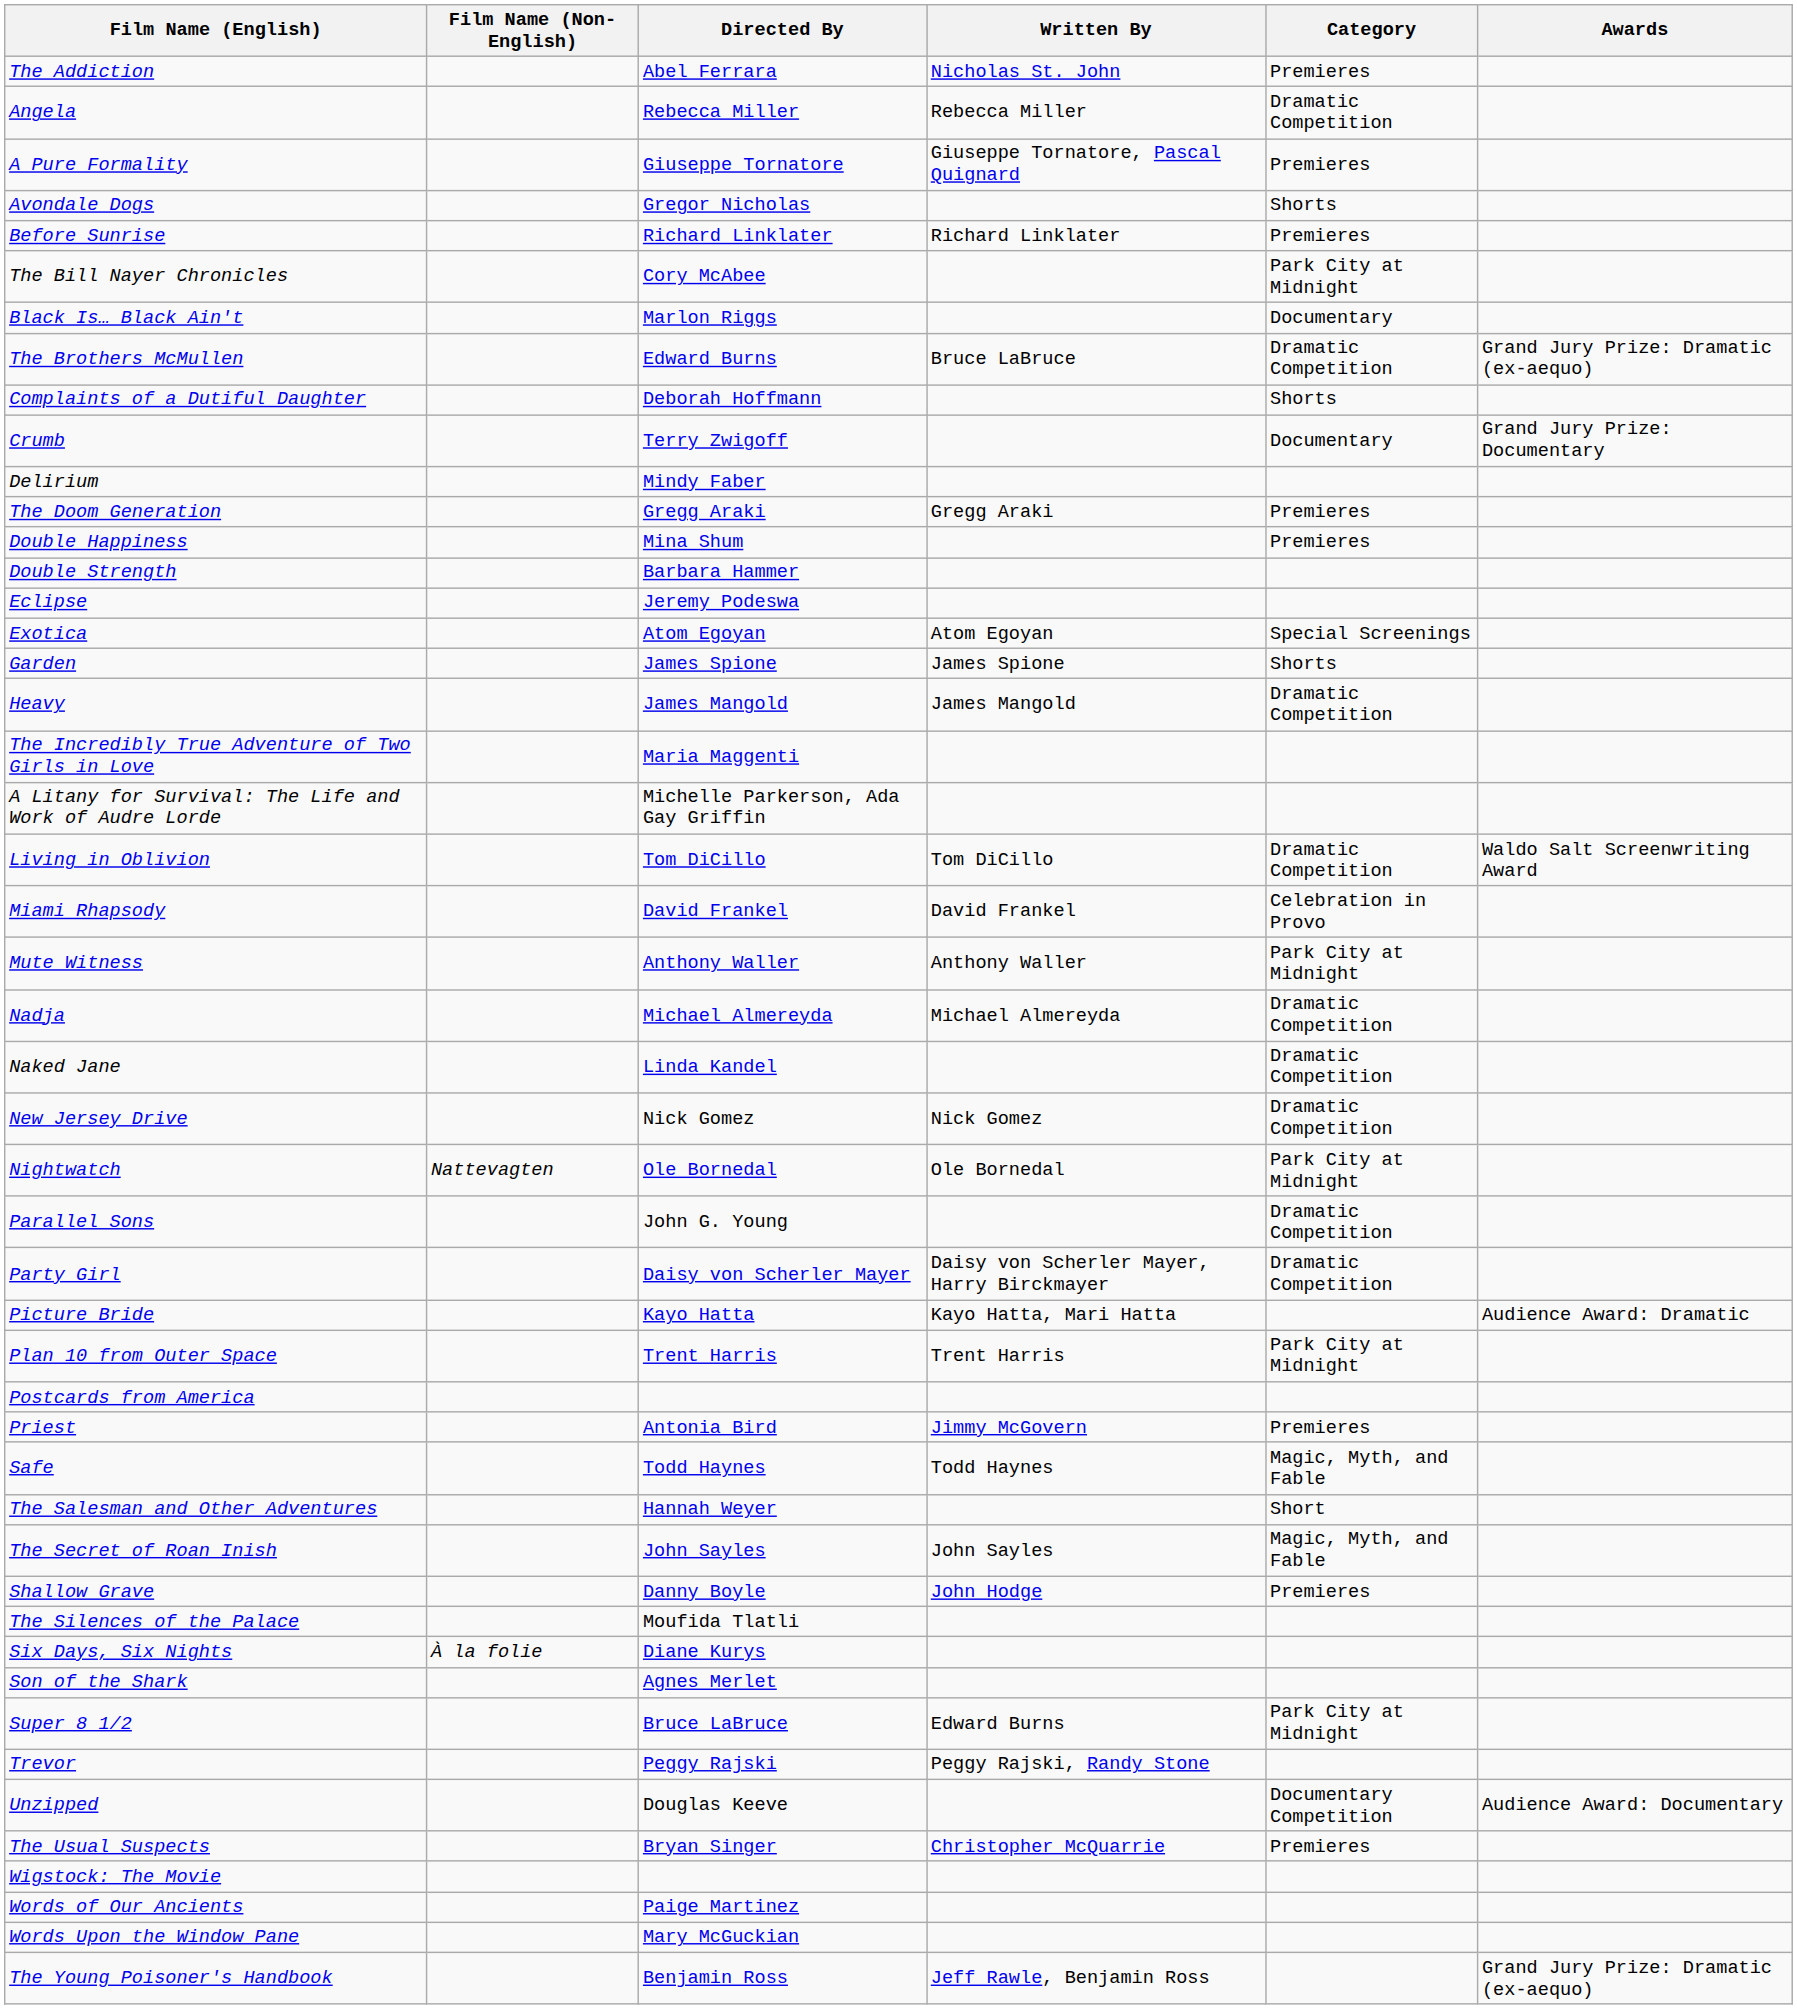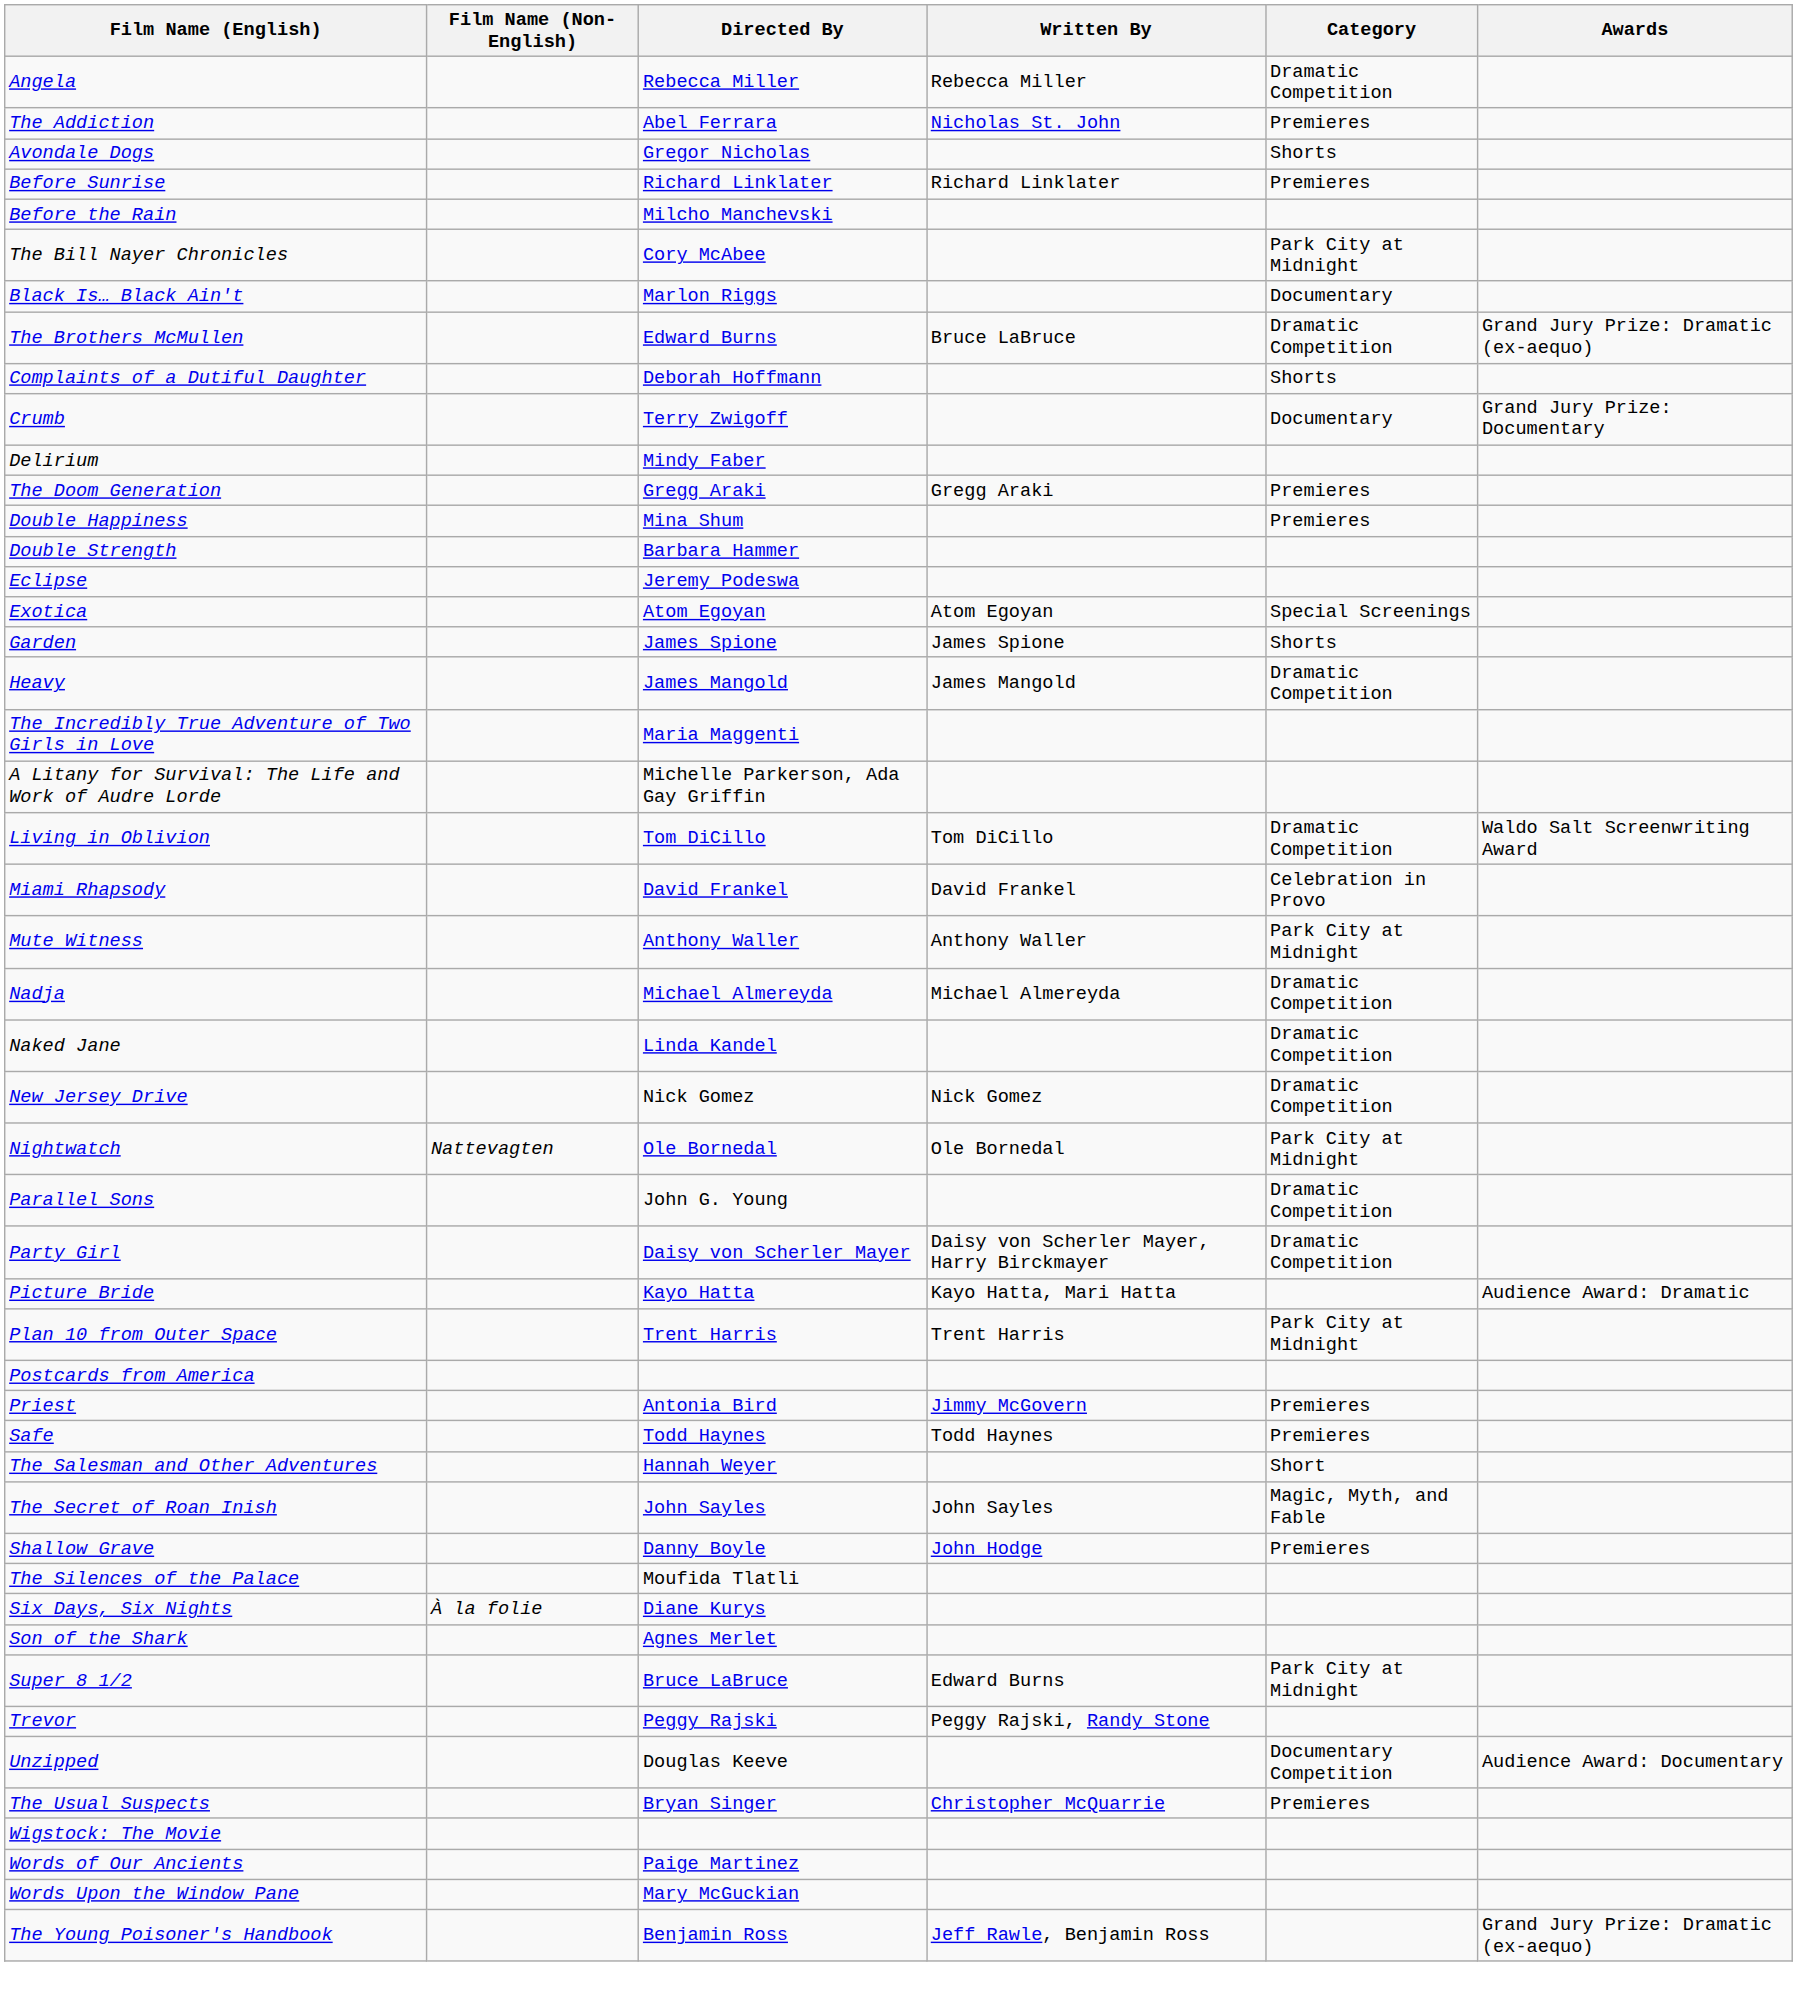rows swapped: (82, 72) <-> (43, 113)
- row: (98, 164)
+ row: (93, 214)
(1359, 1468) Magic, Myth, and Fable -> (1320, 1436) Premieres
